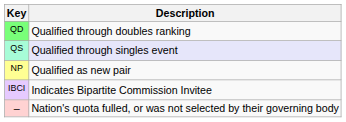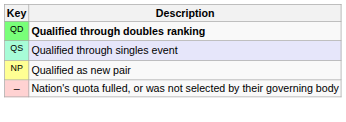(111, 31) normal -> (118, 31) bold
- row: (17, 88)
